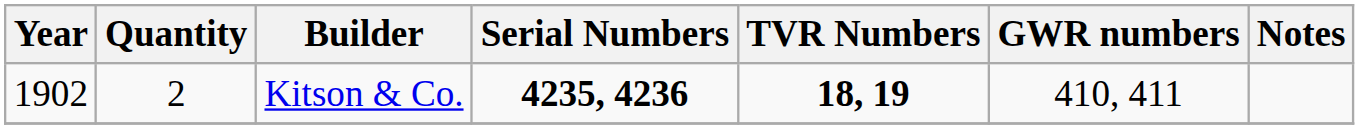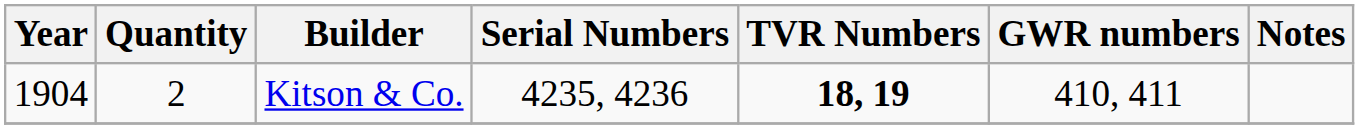(51, 92) 1902 -> (51, 92) 1904
(605, 92) bold -> (605, 92) normal
